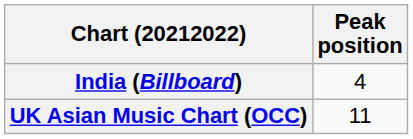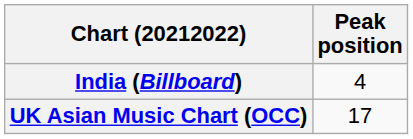(360, 116) 11 -> (360, 116) 17
